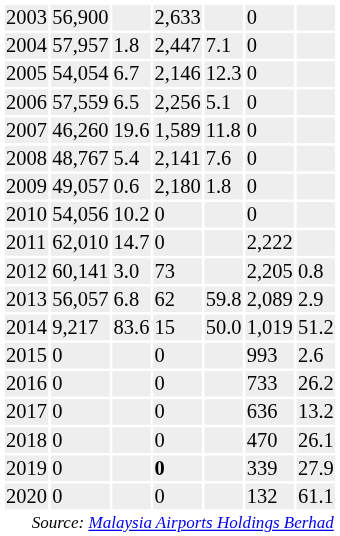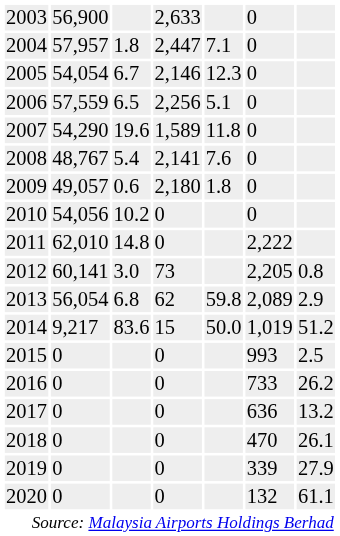(80, 130) 46,260 -> (80, 130) 54,290
(132, 242) 14.7 -> (132, 242) 14.8
(80, 299) 56,057 -> (80, 299) 56,054
(311, 355) 2.6 -> (311, 355) 2.5
(160, 468) bold -> (160, 468) normal
